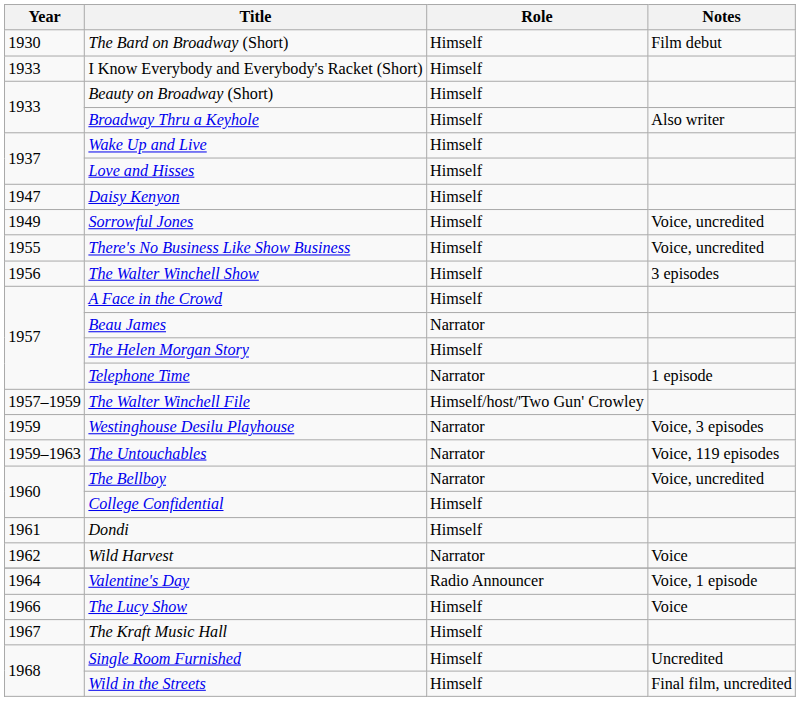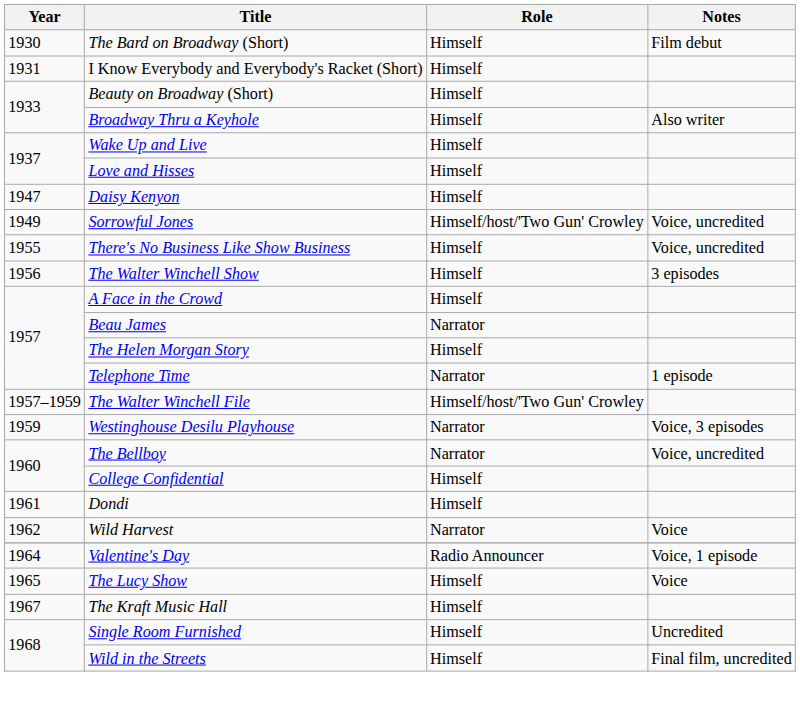(24, 68) 1933 -> (24, 68) 1931
(456, 222) Himself -> (537, 222) Himself/host/'Two Gun' Crowley
- row: (147, 453)
(24, 606) 1966 -> (24, 581) 1965
